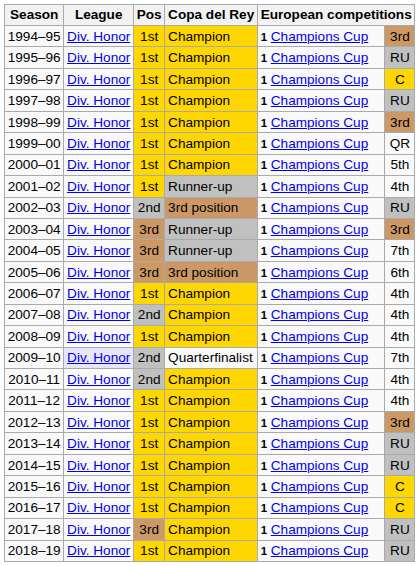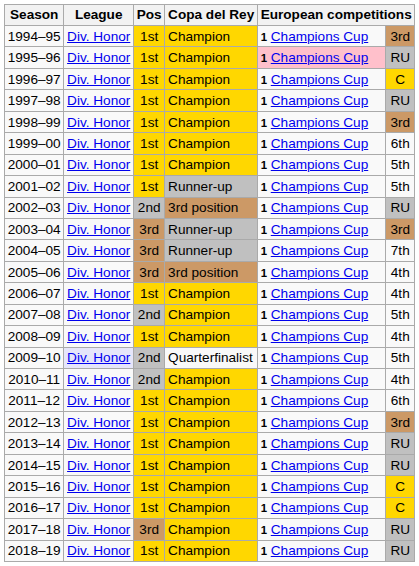(314, 58) no background -> (314, 58) pink background
(400, 143) QR -> (400, 143) 6th
(400, 186) 4th -> (400, 186) 5th
(400, 272) 6th -> (400, 272) 4th
(400, 315) 4th -> (400, 315) 5th
(400, 358) 7th -> (400, 358) 5th
(400, 401) 4th -> (400, 401) 6th
